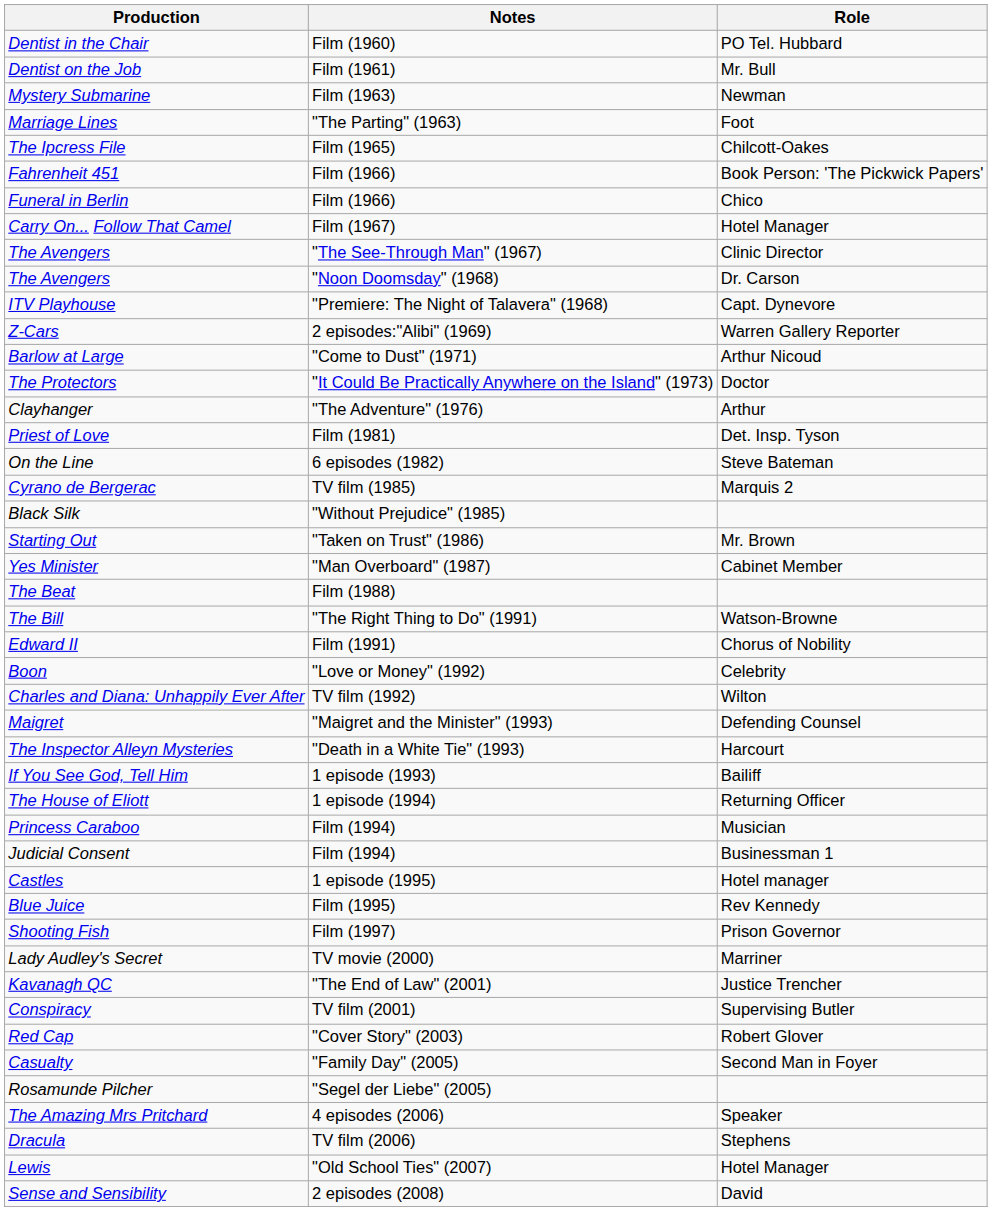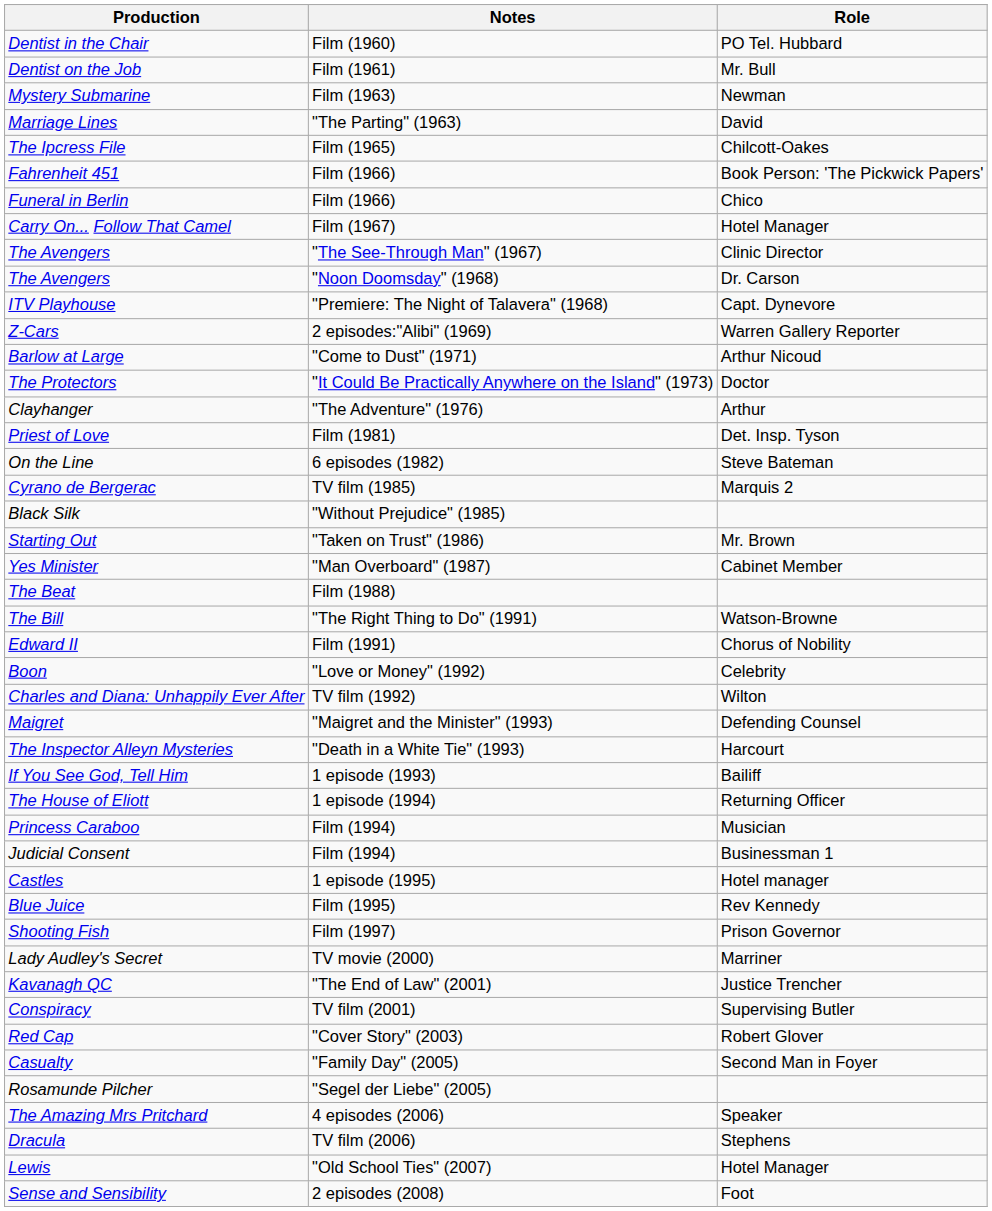(737, 122) Foot -> (742, 122) David
(742, 1193) David -> (737, 1193) Foot
